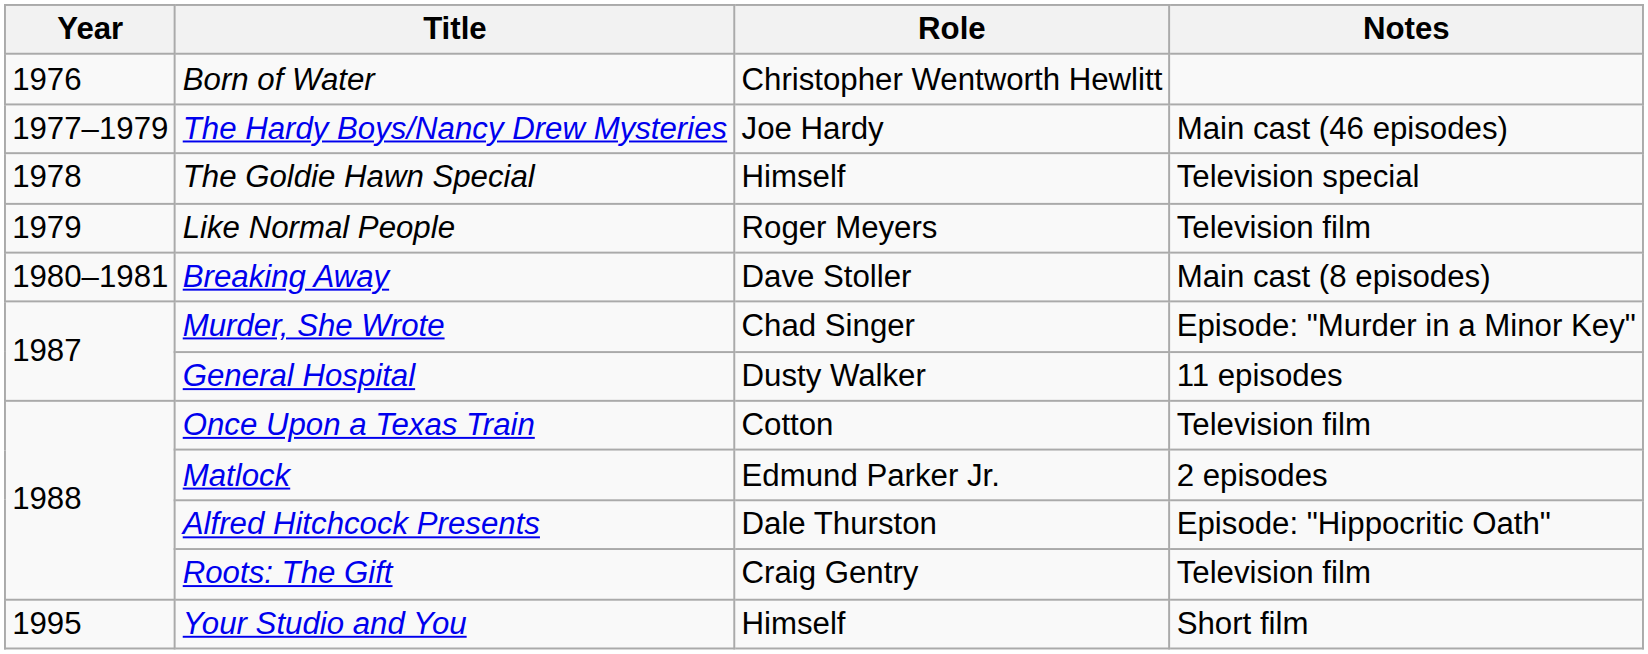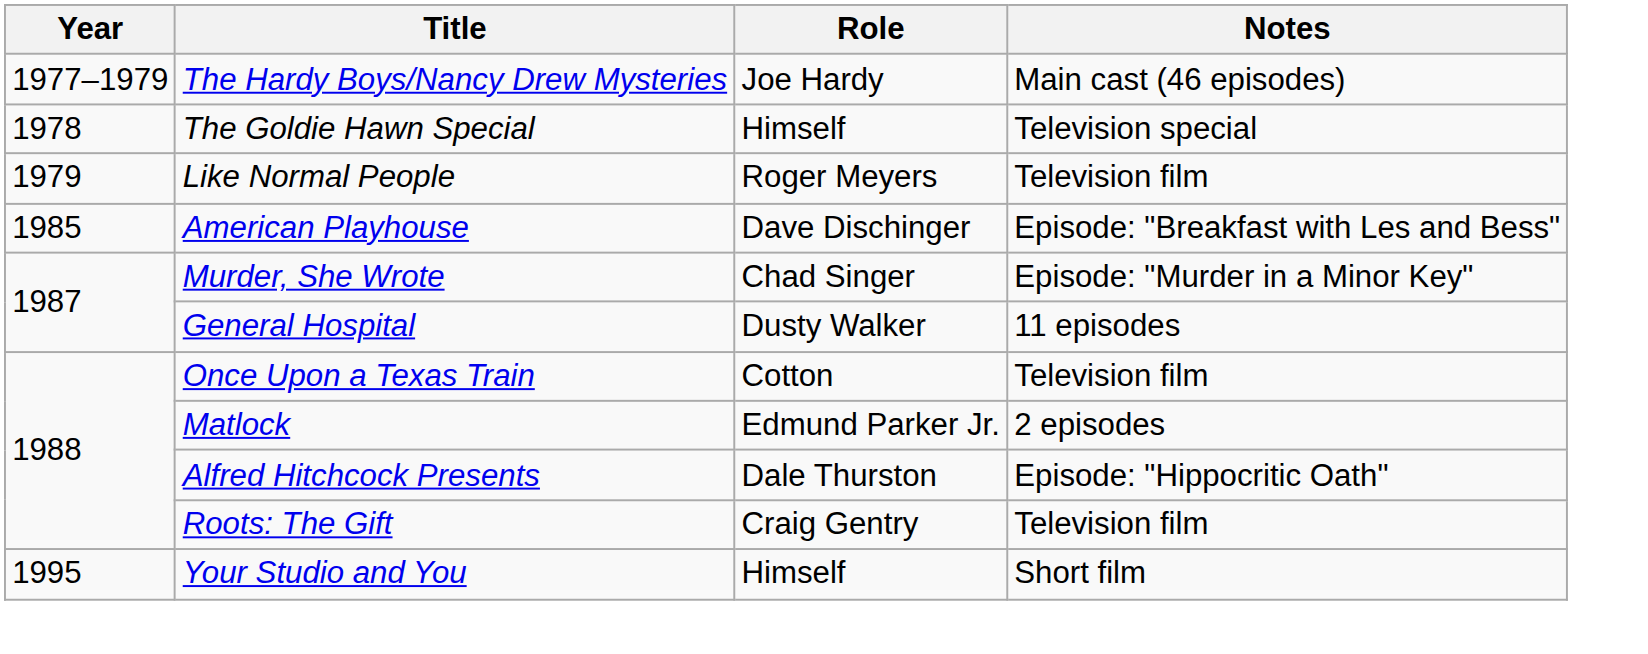- row: (279, 78)
- row: (286, 276)
+ row: (326, 227)
